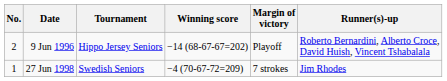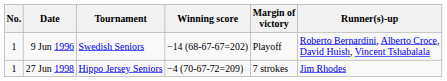(14, 46) 2 -> (14, 46) 1
(121, 46) Hippo Jersey Seniors -> (111, 46) Swedish Seniors
(111, 68) Swedish Seniors -> (121, 68) Hippo Jersey Seniors
